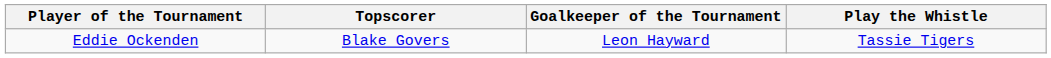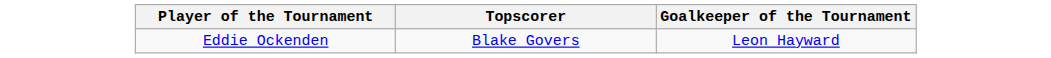- column: (916, 17)
